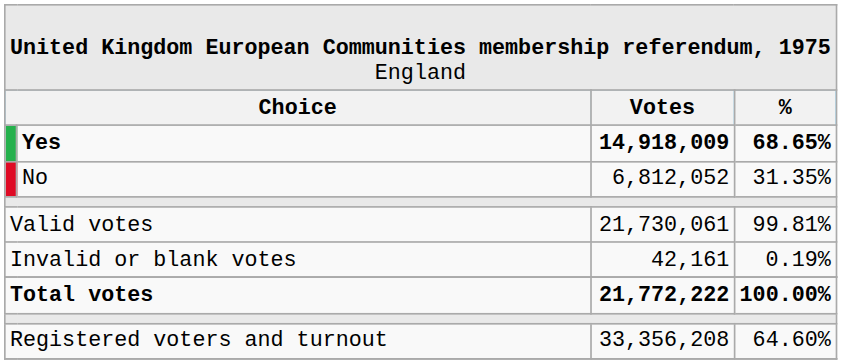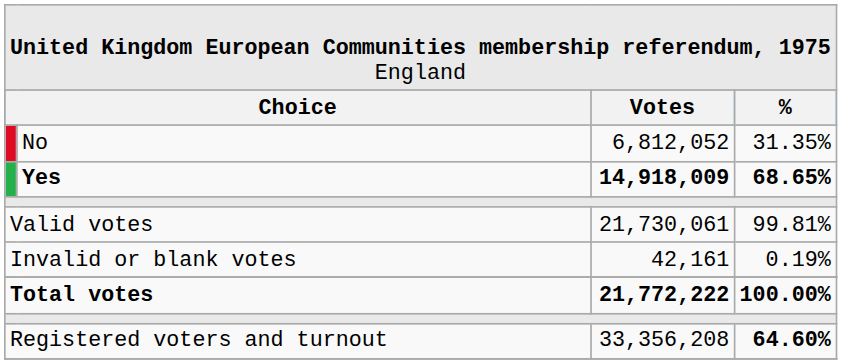rows swapped: (42, 143) <-> (35, 179)
(792, 341) normal -> (792, 341) bold
